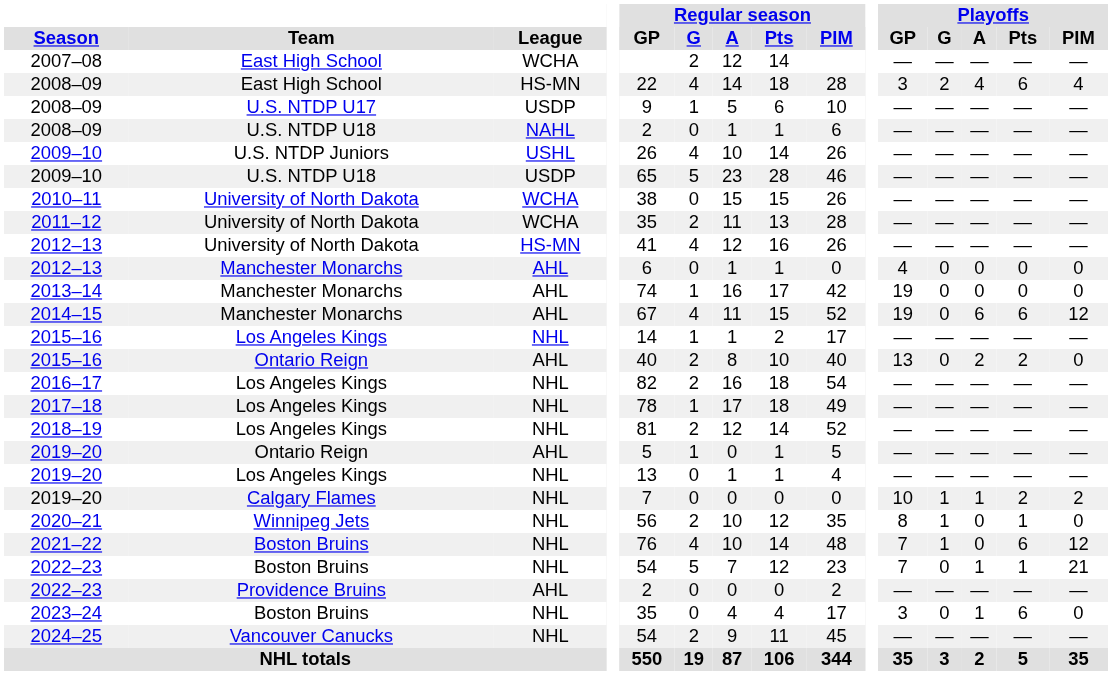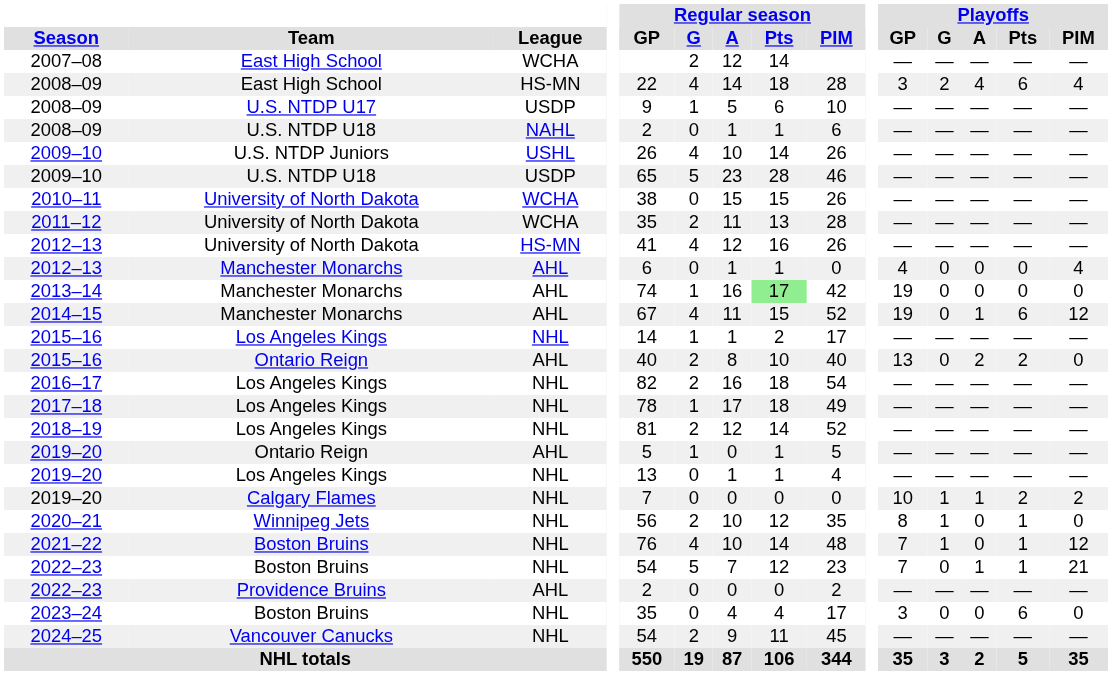(1078, 268) 0 -> (1078, 268) 4
(779, 291) no background -> (779, 291) lightgreen background
(979, 314) 6 -> (979, 314) 1
(1023, 544) 6 -> (1023, 544) 1
(979, 613) 1 -> (979, 613) 0
